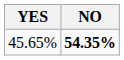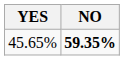(90, 42) 54.35% -> (90, 42) 59.35%
